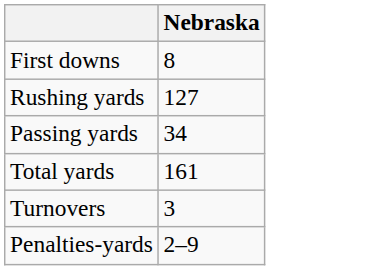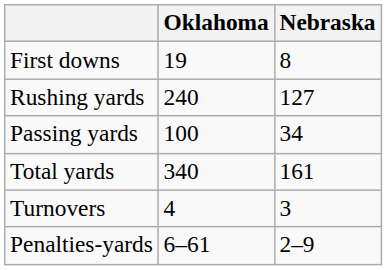+ column: (216, 23)
